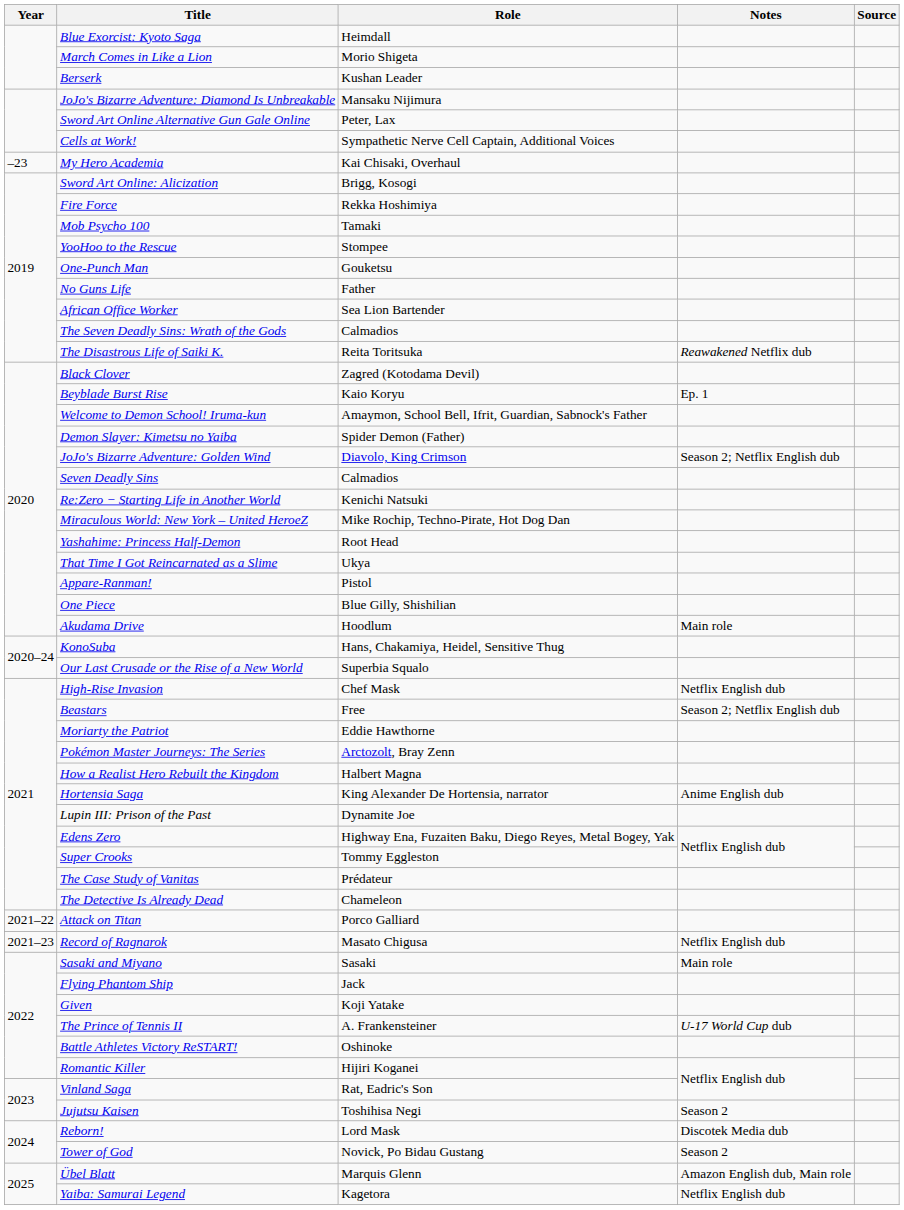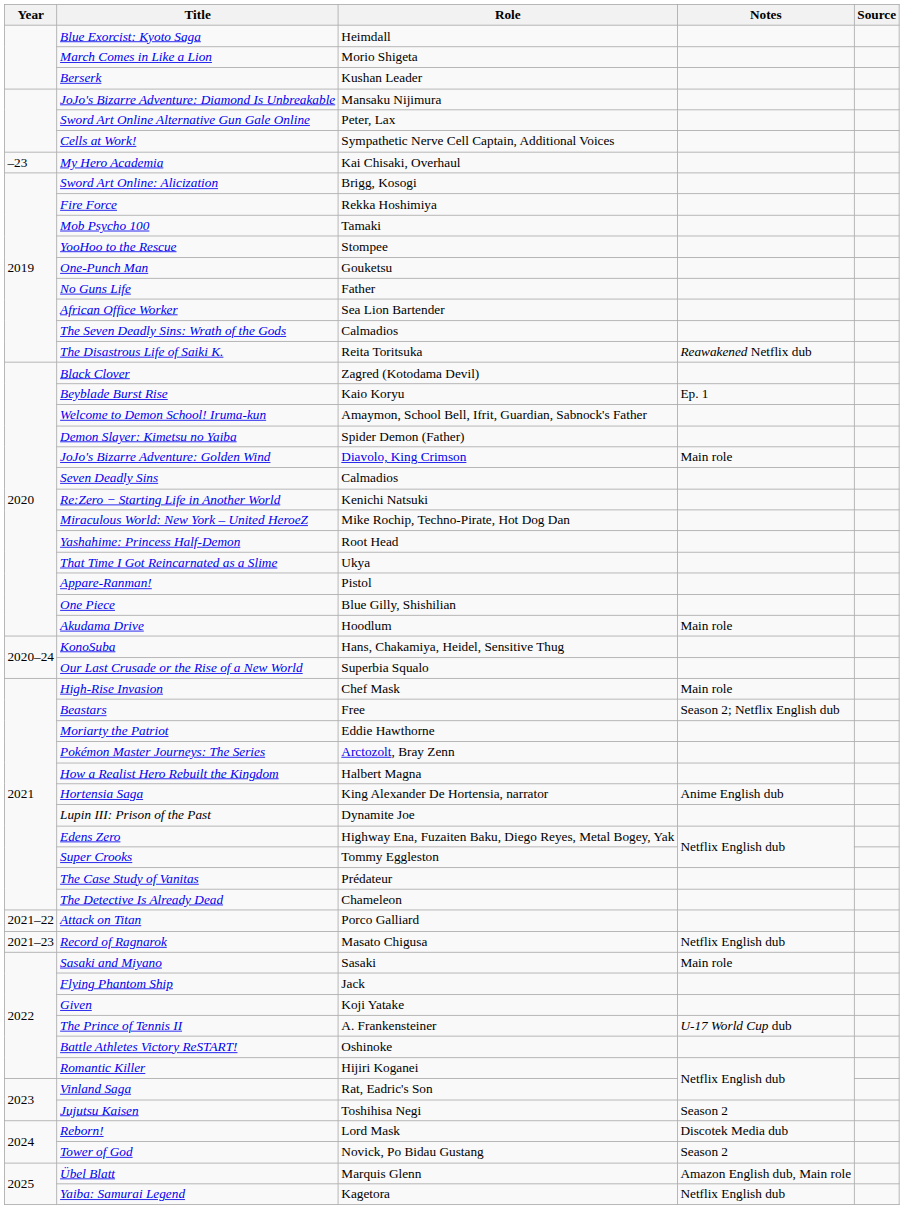(760, 457) Season 2; Netflix English dub -> (706, 457) Main role
(733, 688) Netflix English dub -> (706, 688) Main role
